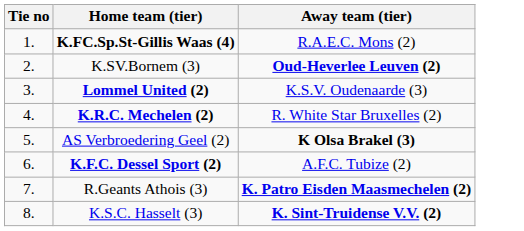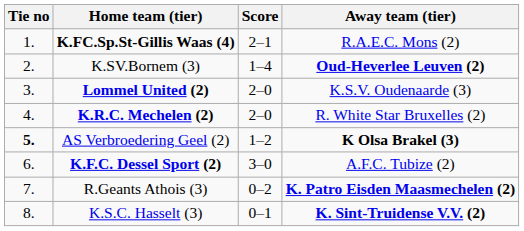+ column: (260, 16)
(29, 139) normal -> (29, 139) bold
